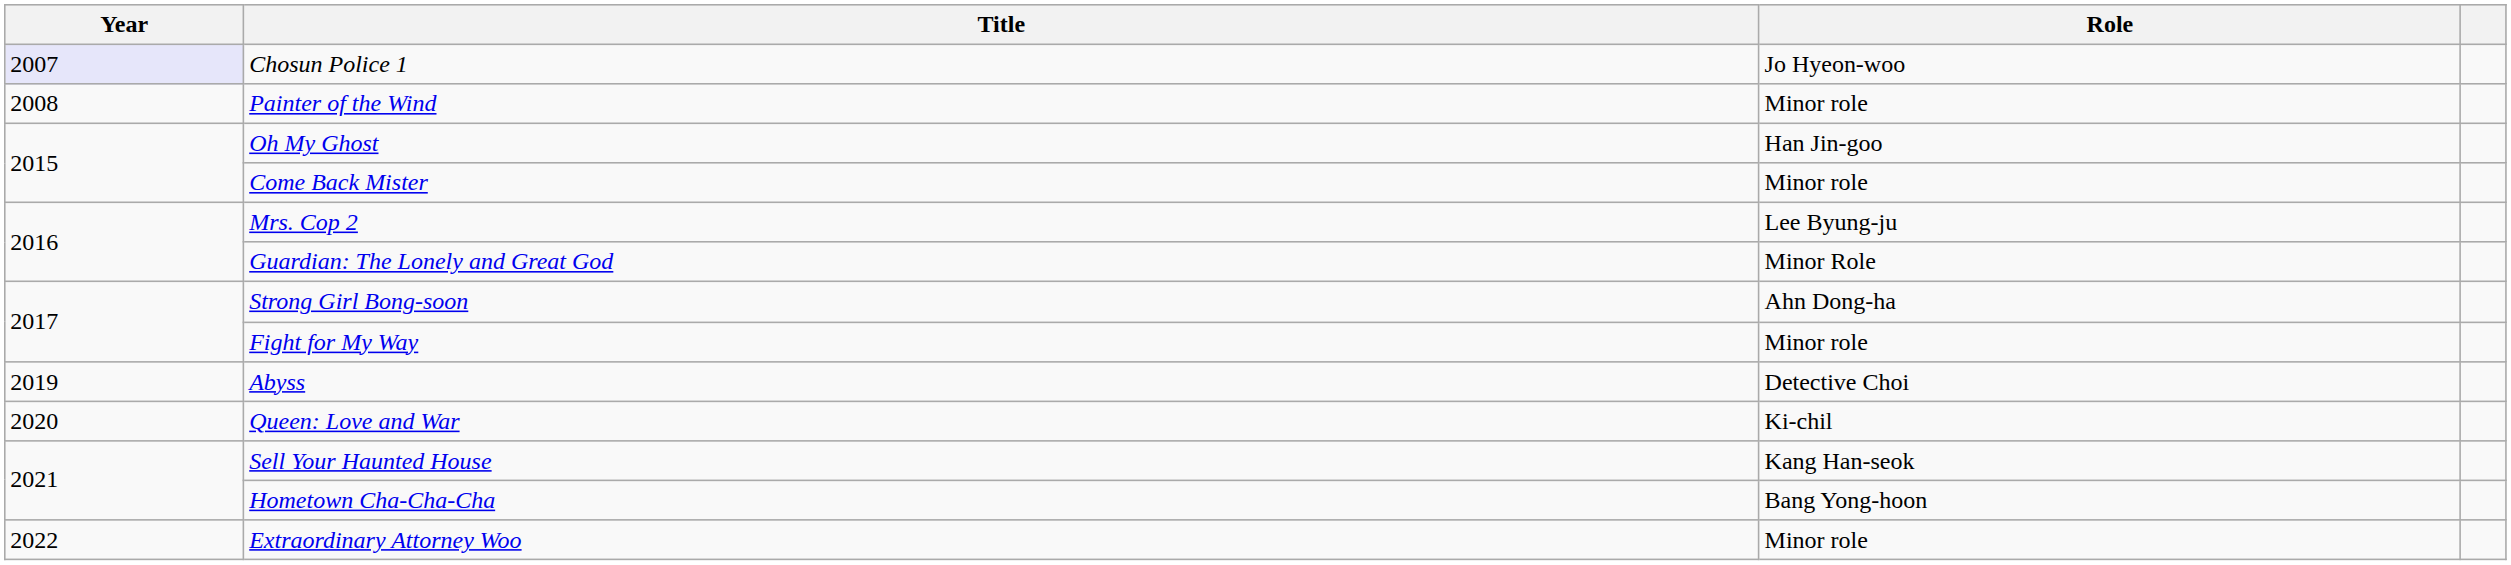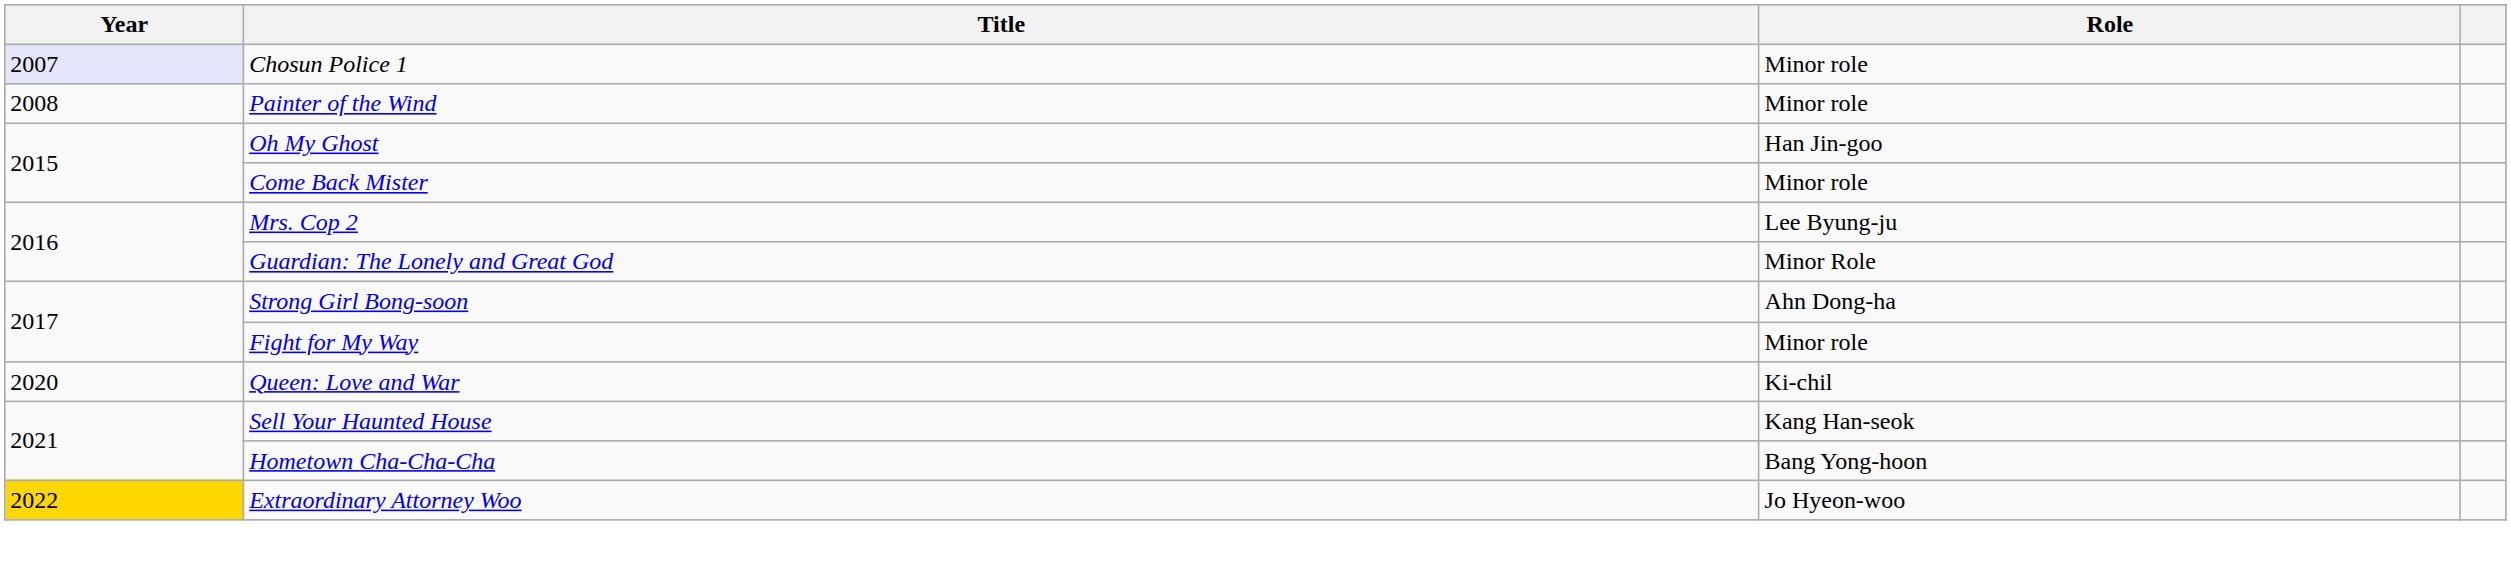(1835, 63) Jo Hyeon-woo -> (1816, 63) Minor role
- row: (277, 380)
(34, 539) no background -> (34, 499) gold background
(1816, 539) Minor role -> (1835, 499) Jo Hyeon-woo
